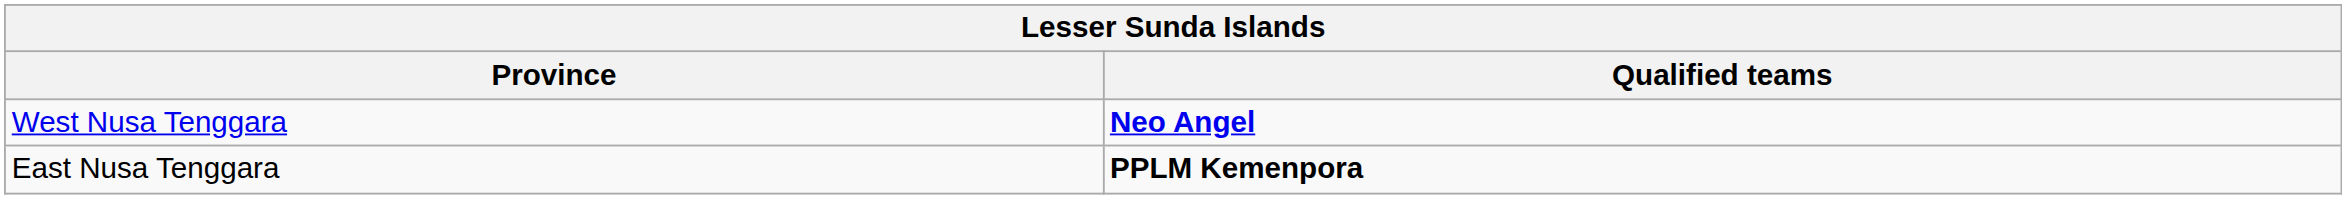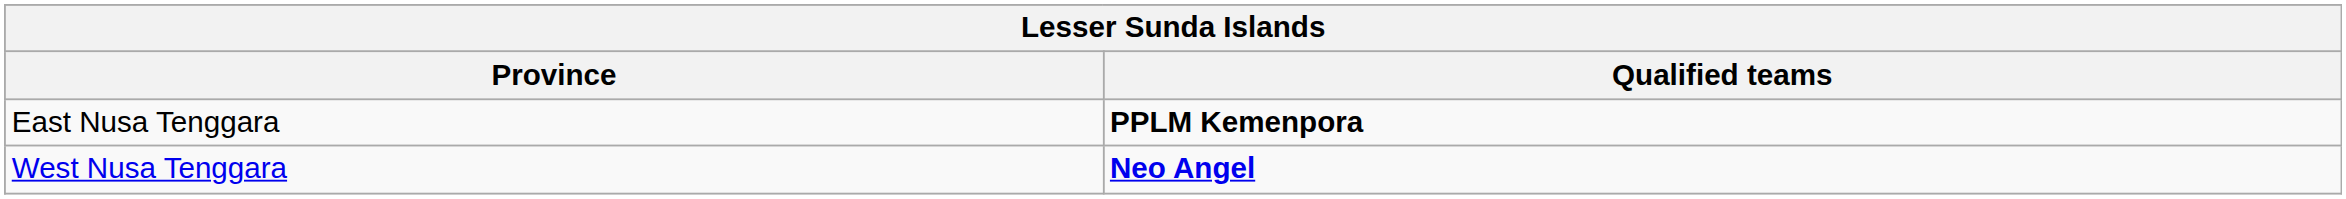rows swapped: (149, 121) <-> (146, 168)
